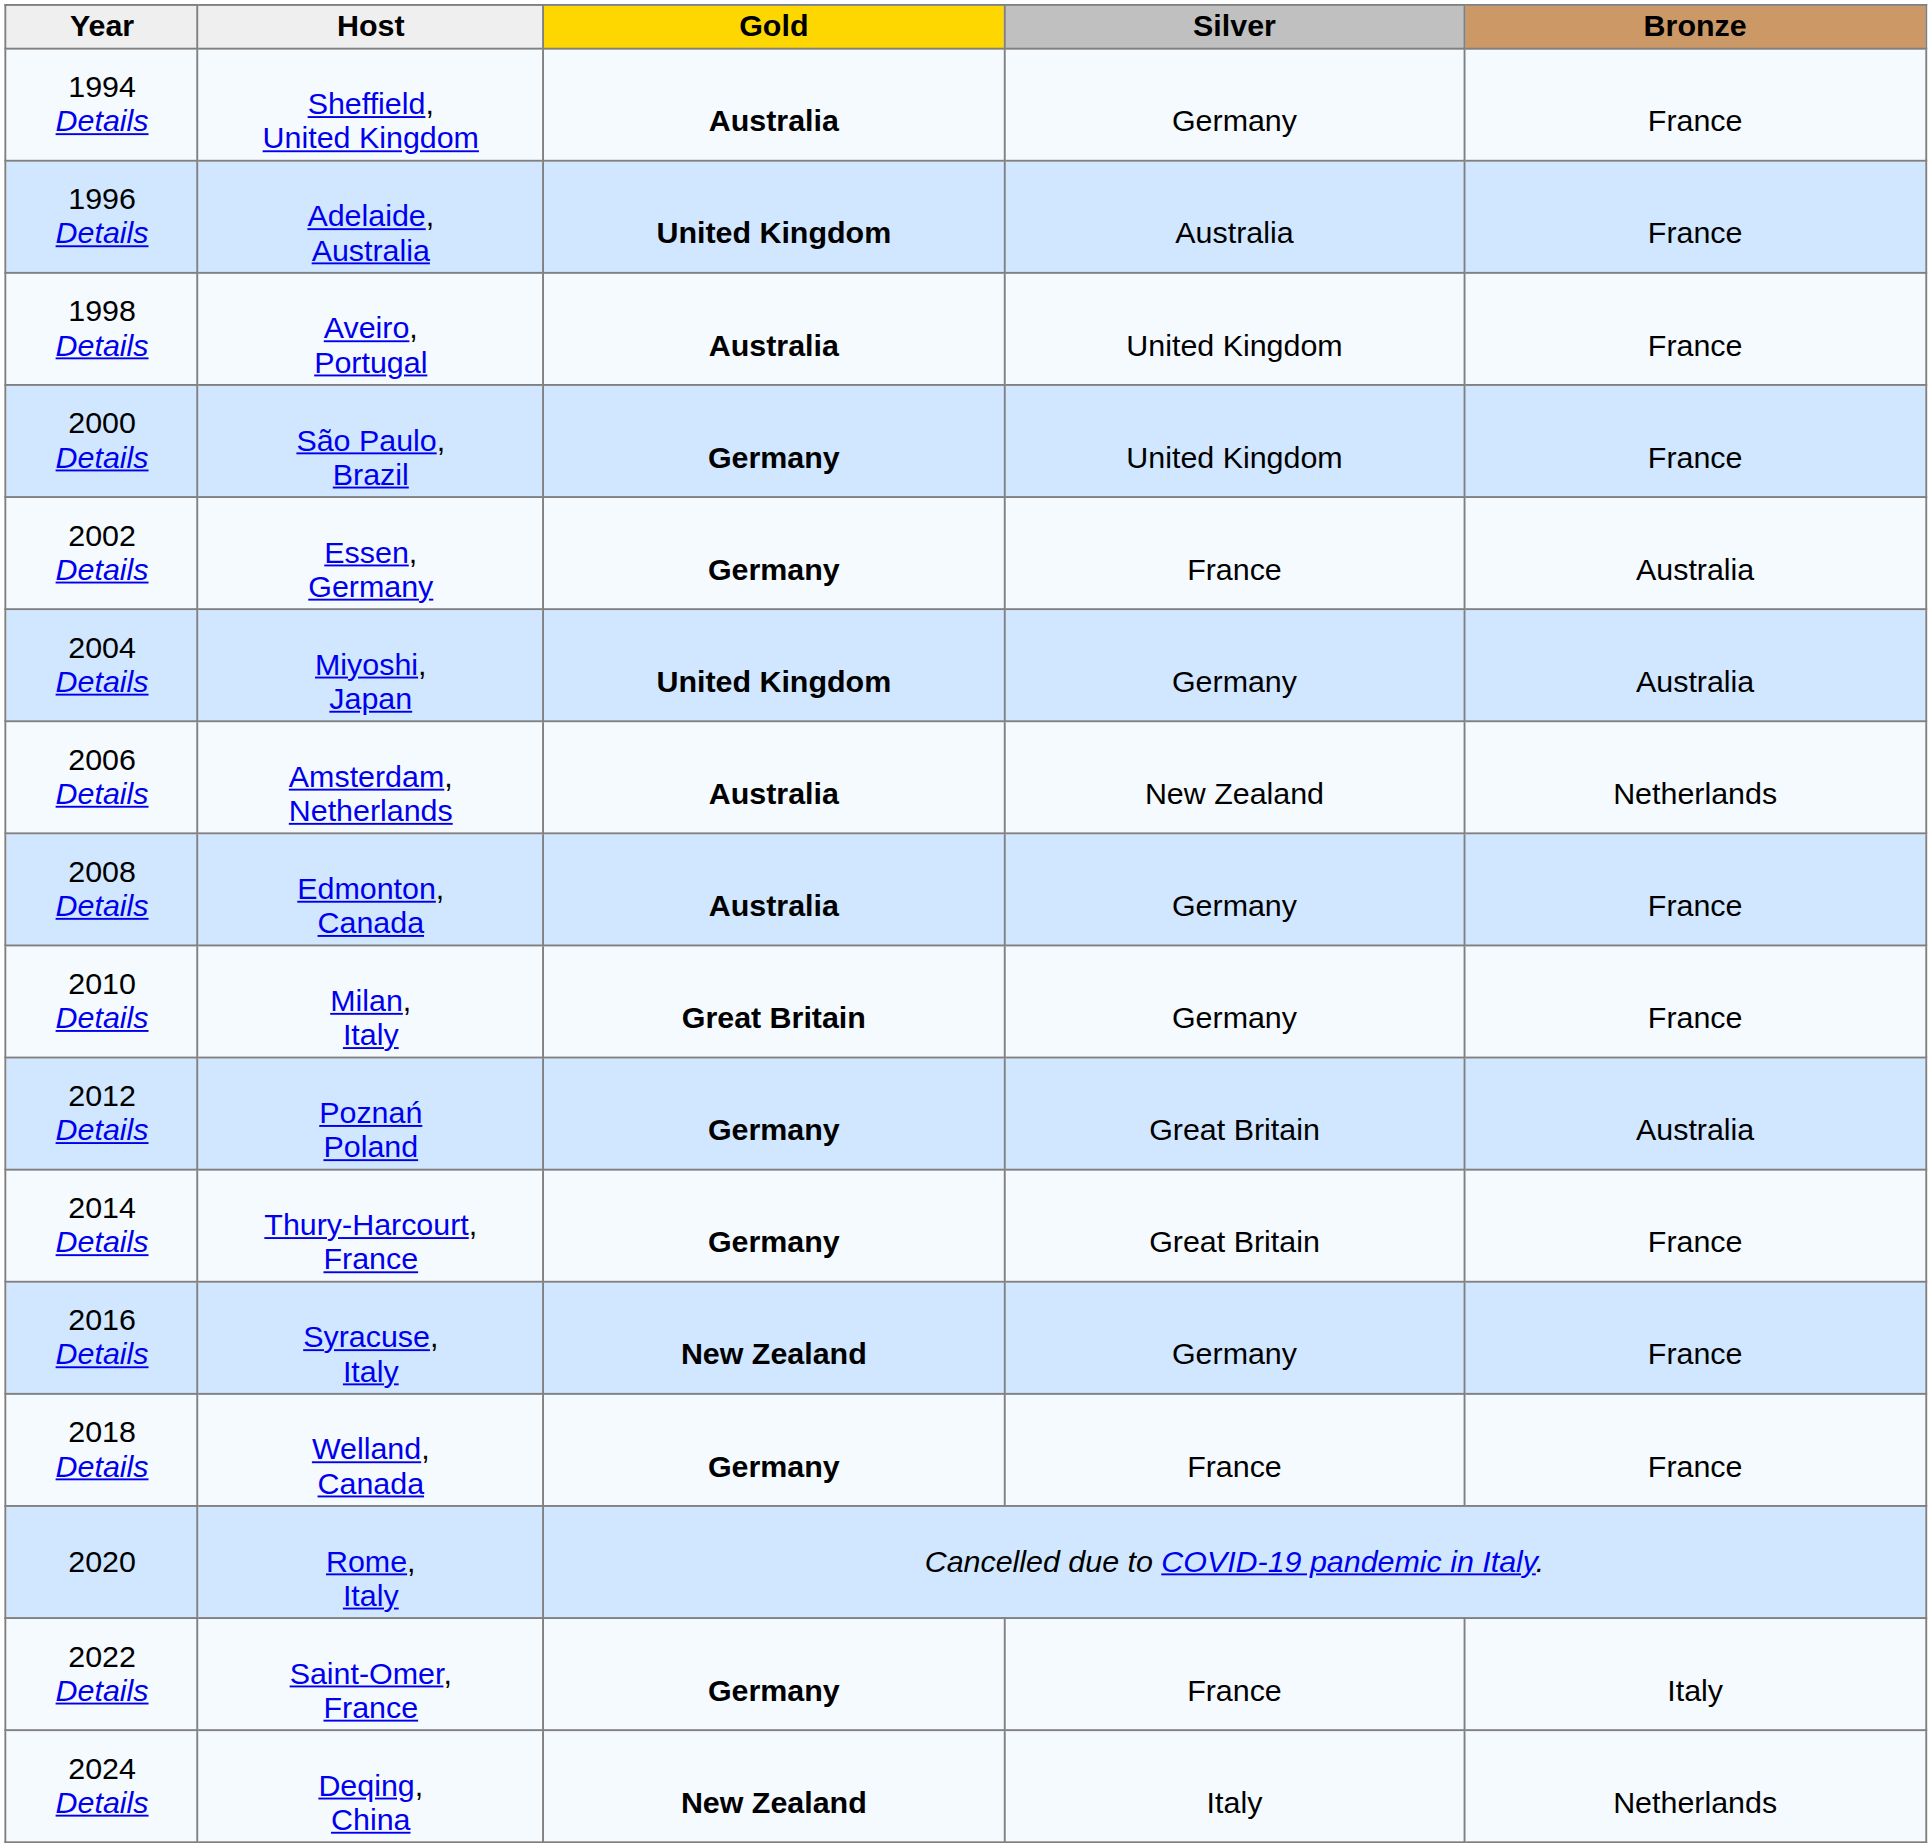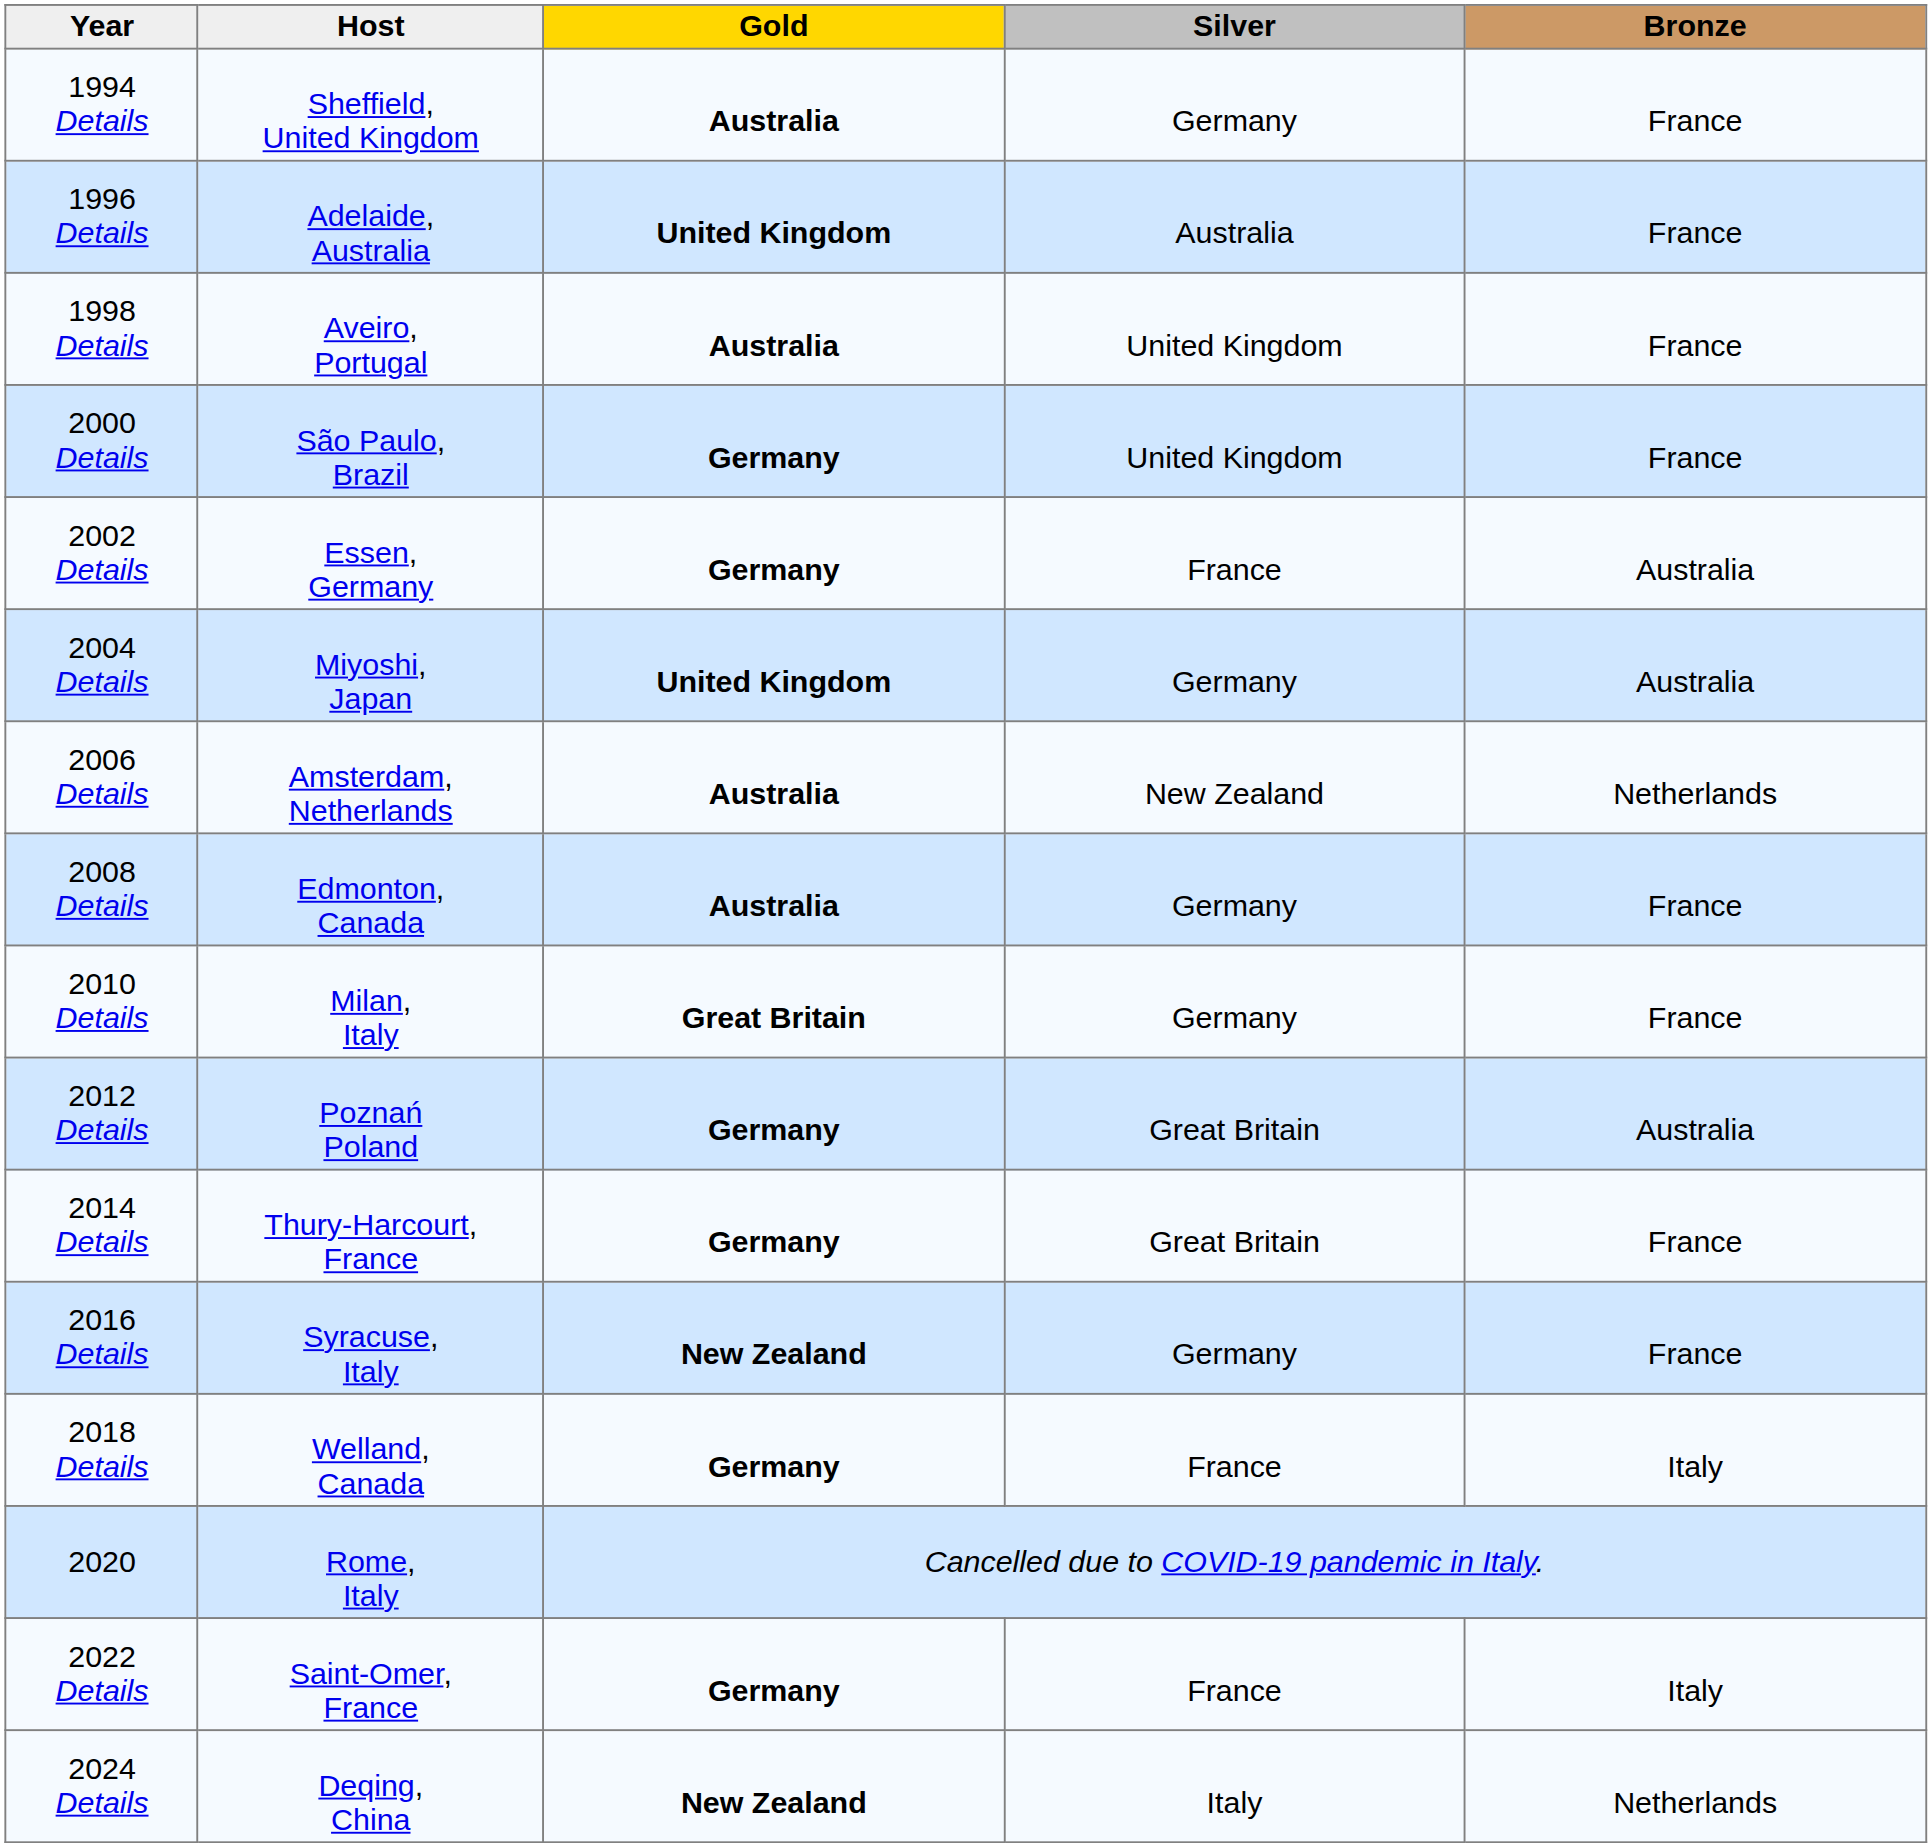(1695, 1466) France -> (1695, 1466) Italy
